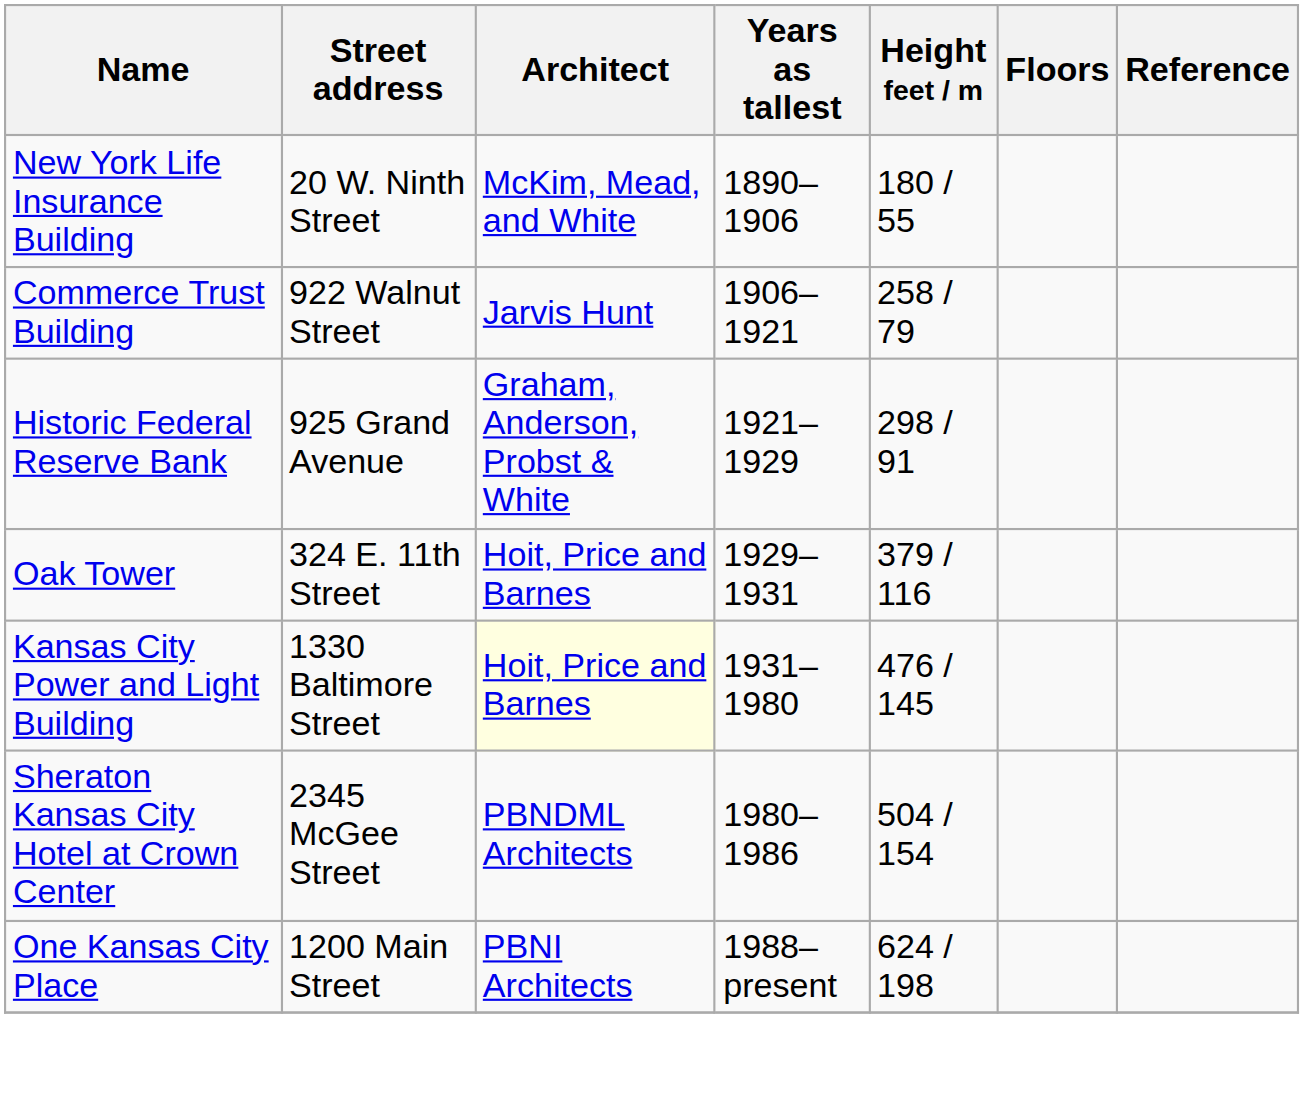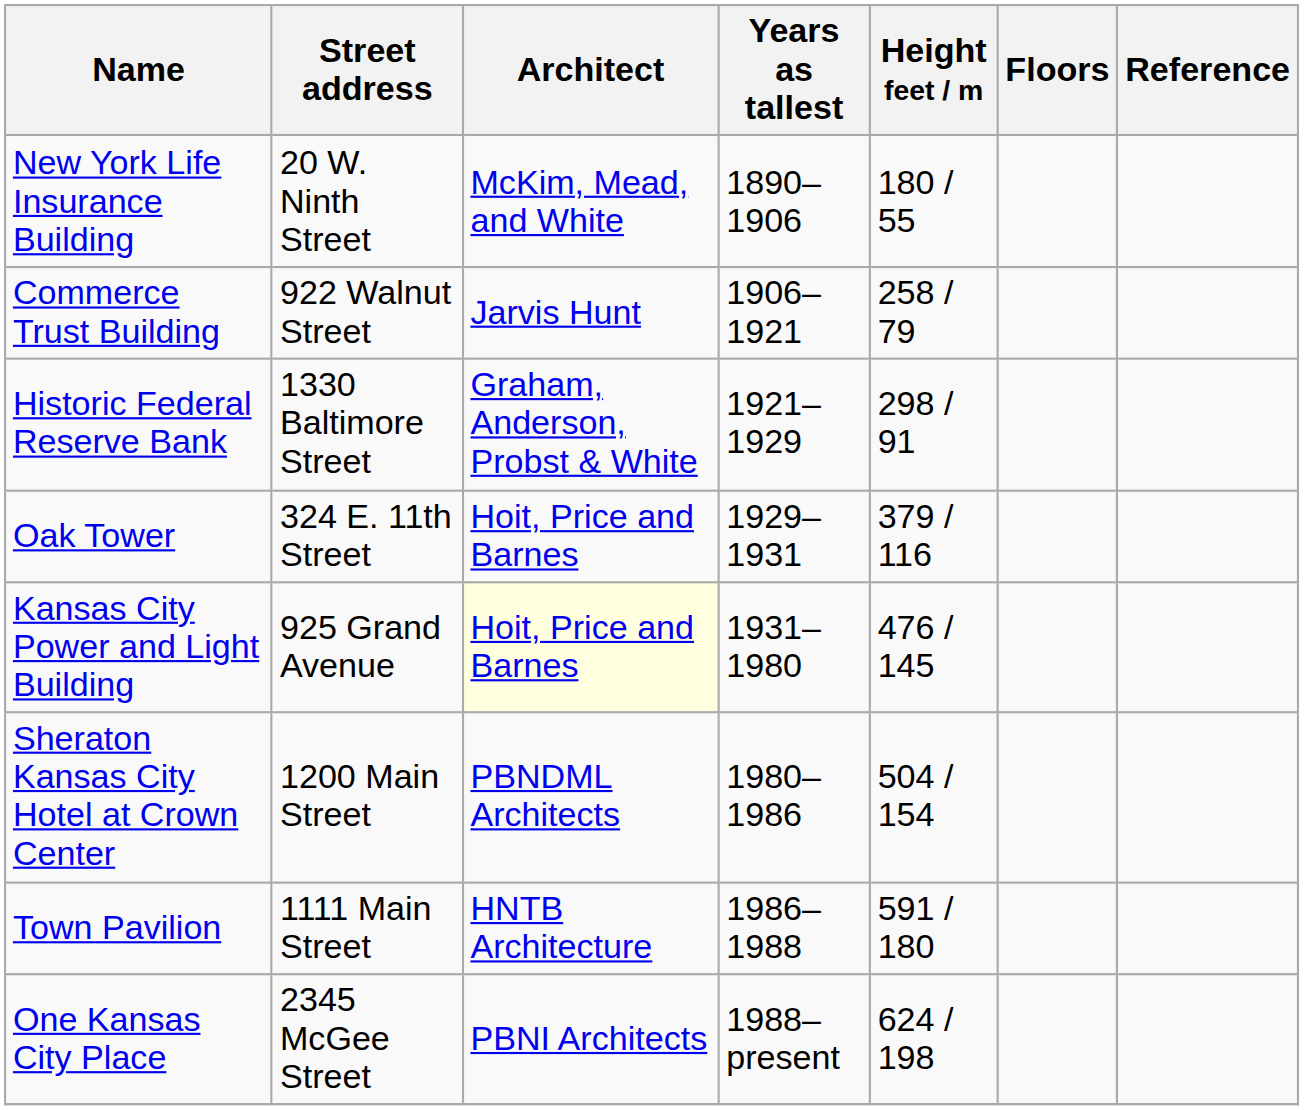(370, 442) 925 Grand Avenue -> (352, 423) 1330 Baltimore Street
(361, 685) 1330 Baltimore Street -> (360, 646) 925 Grand Avenue
(344, 835) 2345 McGee Street -> (360, 796) 1200 Main Street
+ row: (117, 927)
(369, 965) 1200 Main Street -> (335, 1039) 2345 McGee Street
